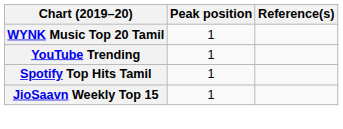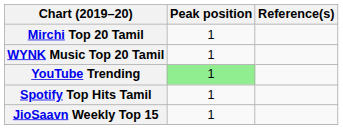+ row: (86, 34)
(211, 54) no background -> (211, 74) lightgreen background
